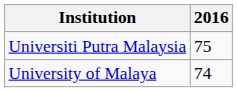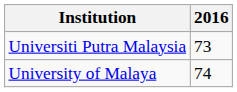(203, 45) 75 -> (203, 45) 73
